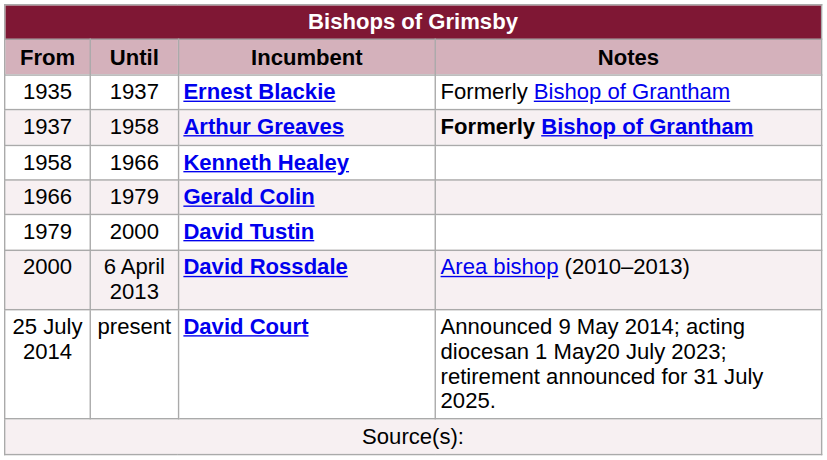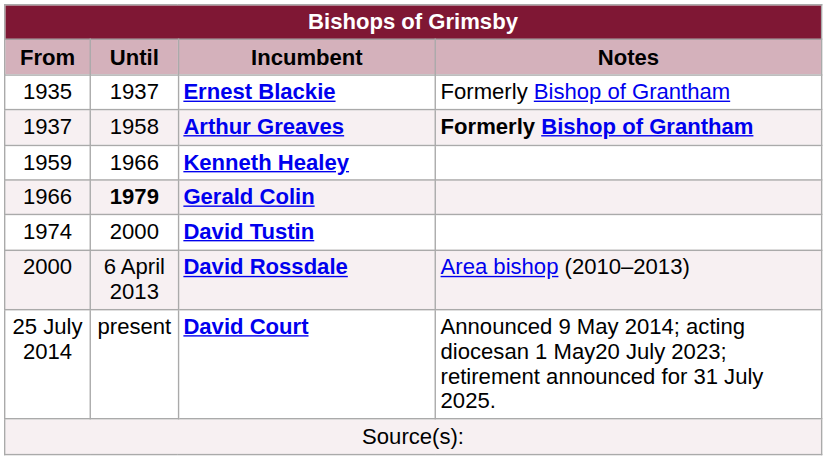(48, 162) 1958 -> (48, 162) 1959
(134, 197) normal -> (134, 197) bold
(48, 232) 1979 -> (48, 232) 1974
